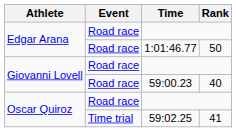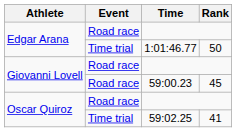(114, 49) Road race -> (111, 49) Time trial
(215, 84) 40 -> (215, 84) 45
